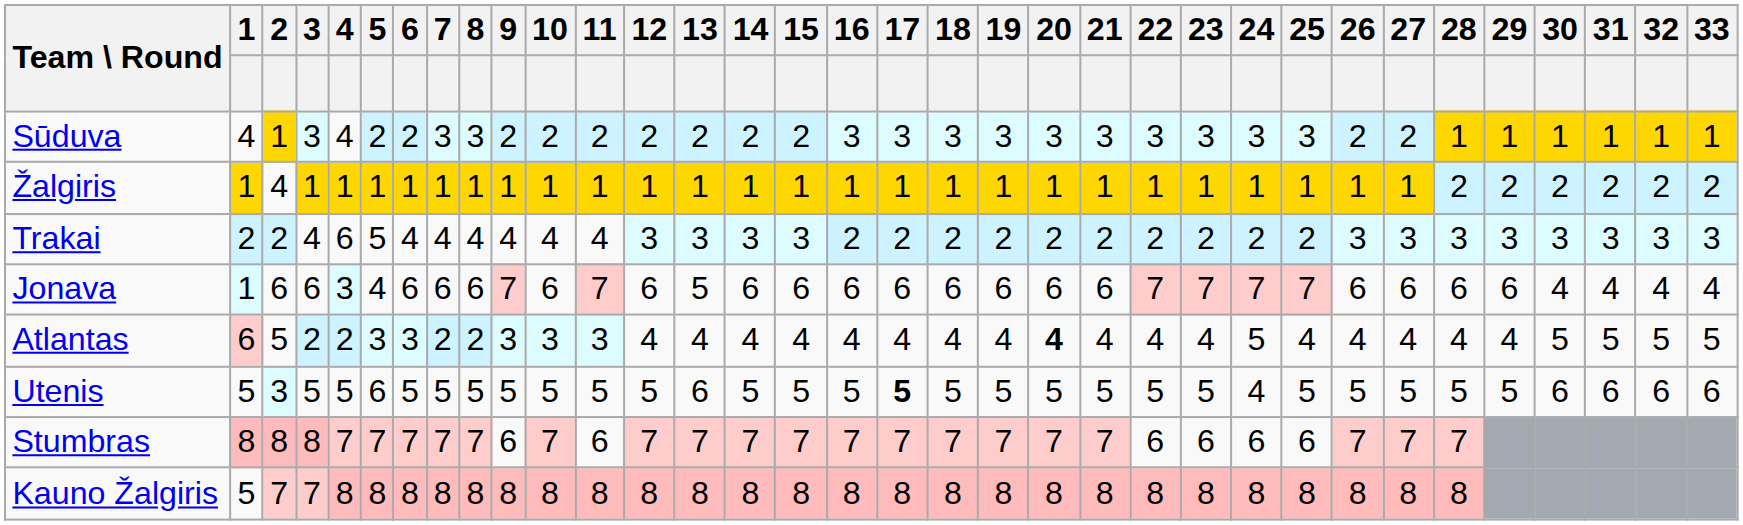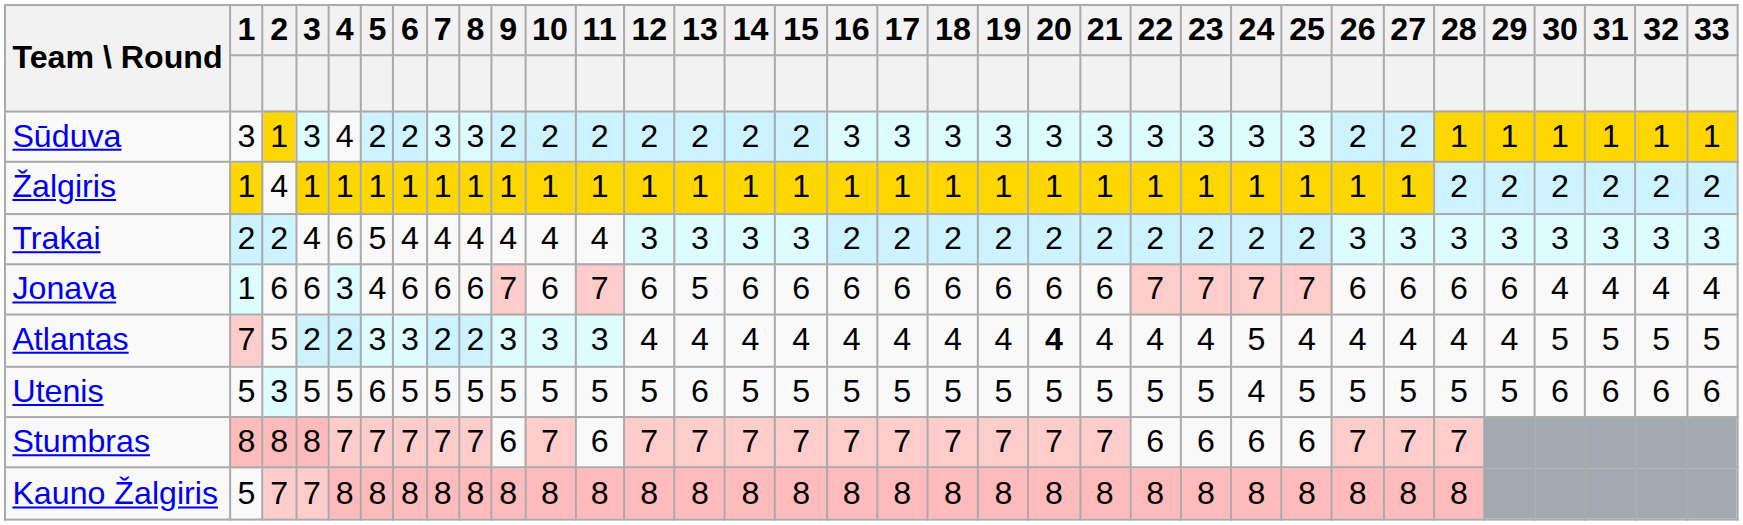(246, 136) 4 -> (246, 136) 3
(246, 340) 6 -> (246, 340) 7
(902, 391) bold -> (902, 391) normal
